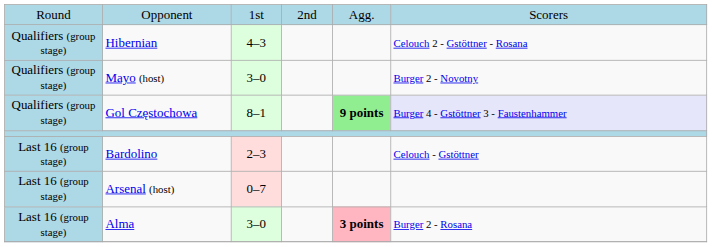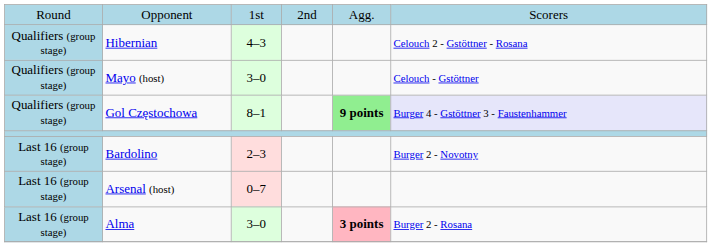(436, 78) Burger 2 - Novotny -> (436, 78) Celouch - Gstöttner
(436, 154) Celouch - Gstöttner -> (436, 154) Burger 2 - Novotny
